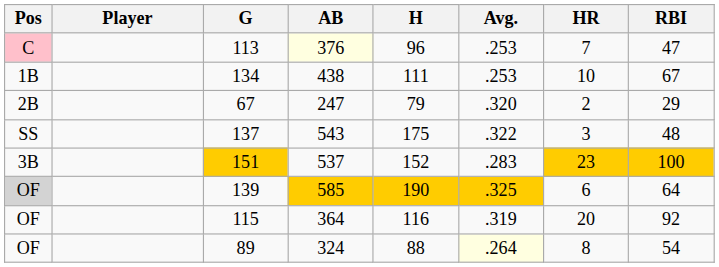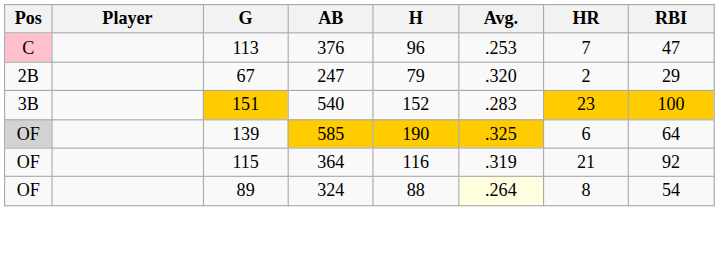(331, 47) lightyellow background -> (331, 47) no background
- row: (246, 76)
- row: (246, 133)
(331, 162) 537 -> (331, 104) 540
(586, 219) 20 -> (586, 162) 21
